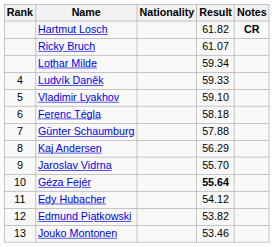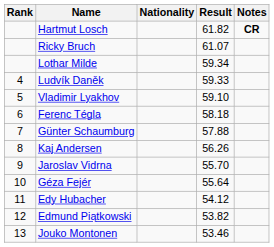(216, 149) 56.29 -> (216, 149) 56.26
(216, 183) bold -> (216, 183) normal
